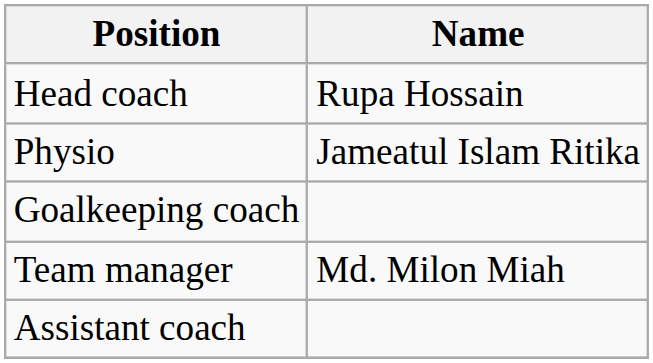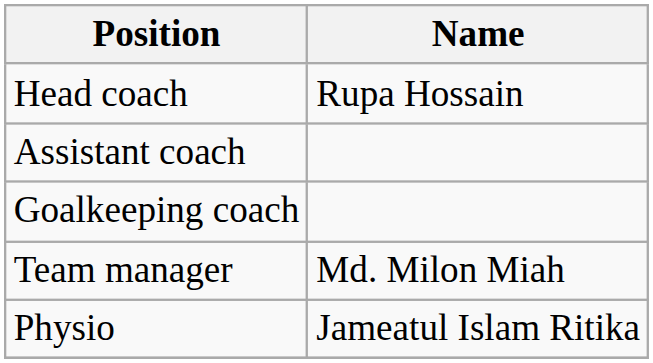rows swapped: (130, 328) <-> (64, 151)
